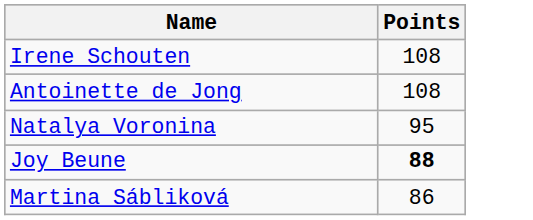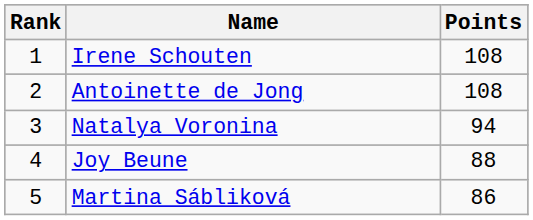+ column: (36, 22)
(422, 127) 95 -> (483, 127) 94
(422, 162) bold -> (483, 162) normal
